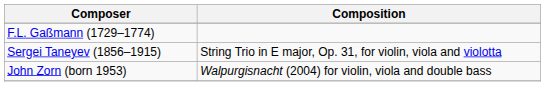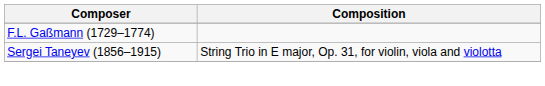- row: (67, 71)
